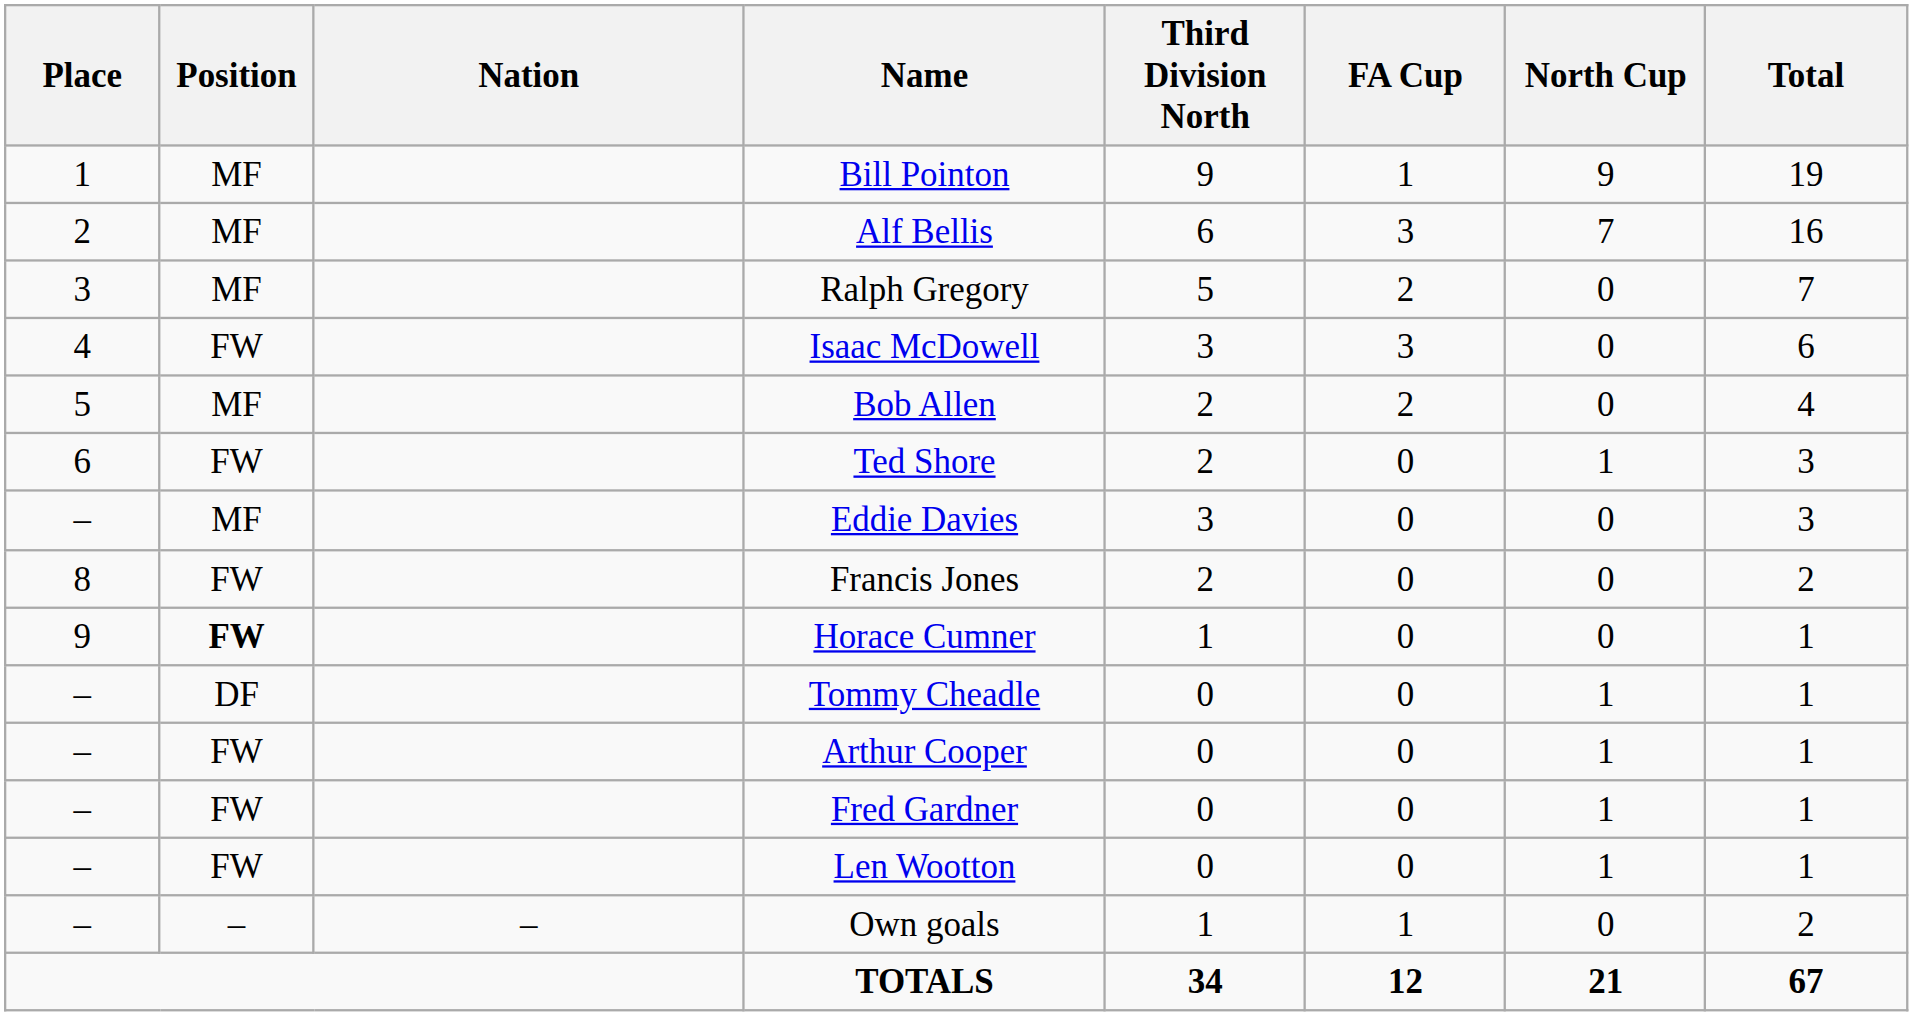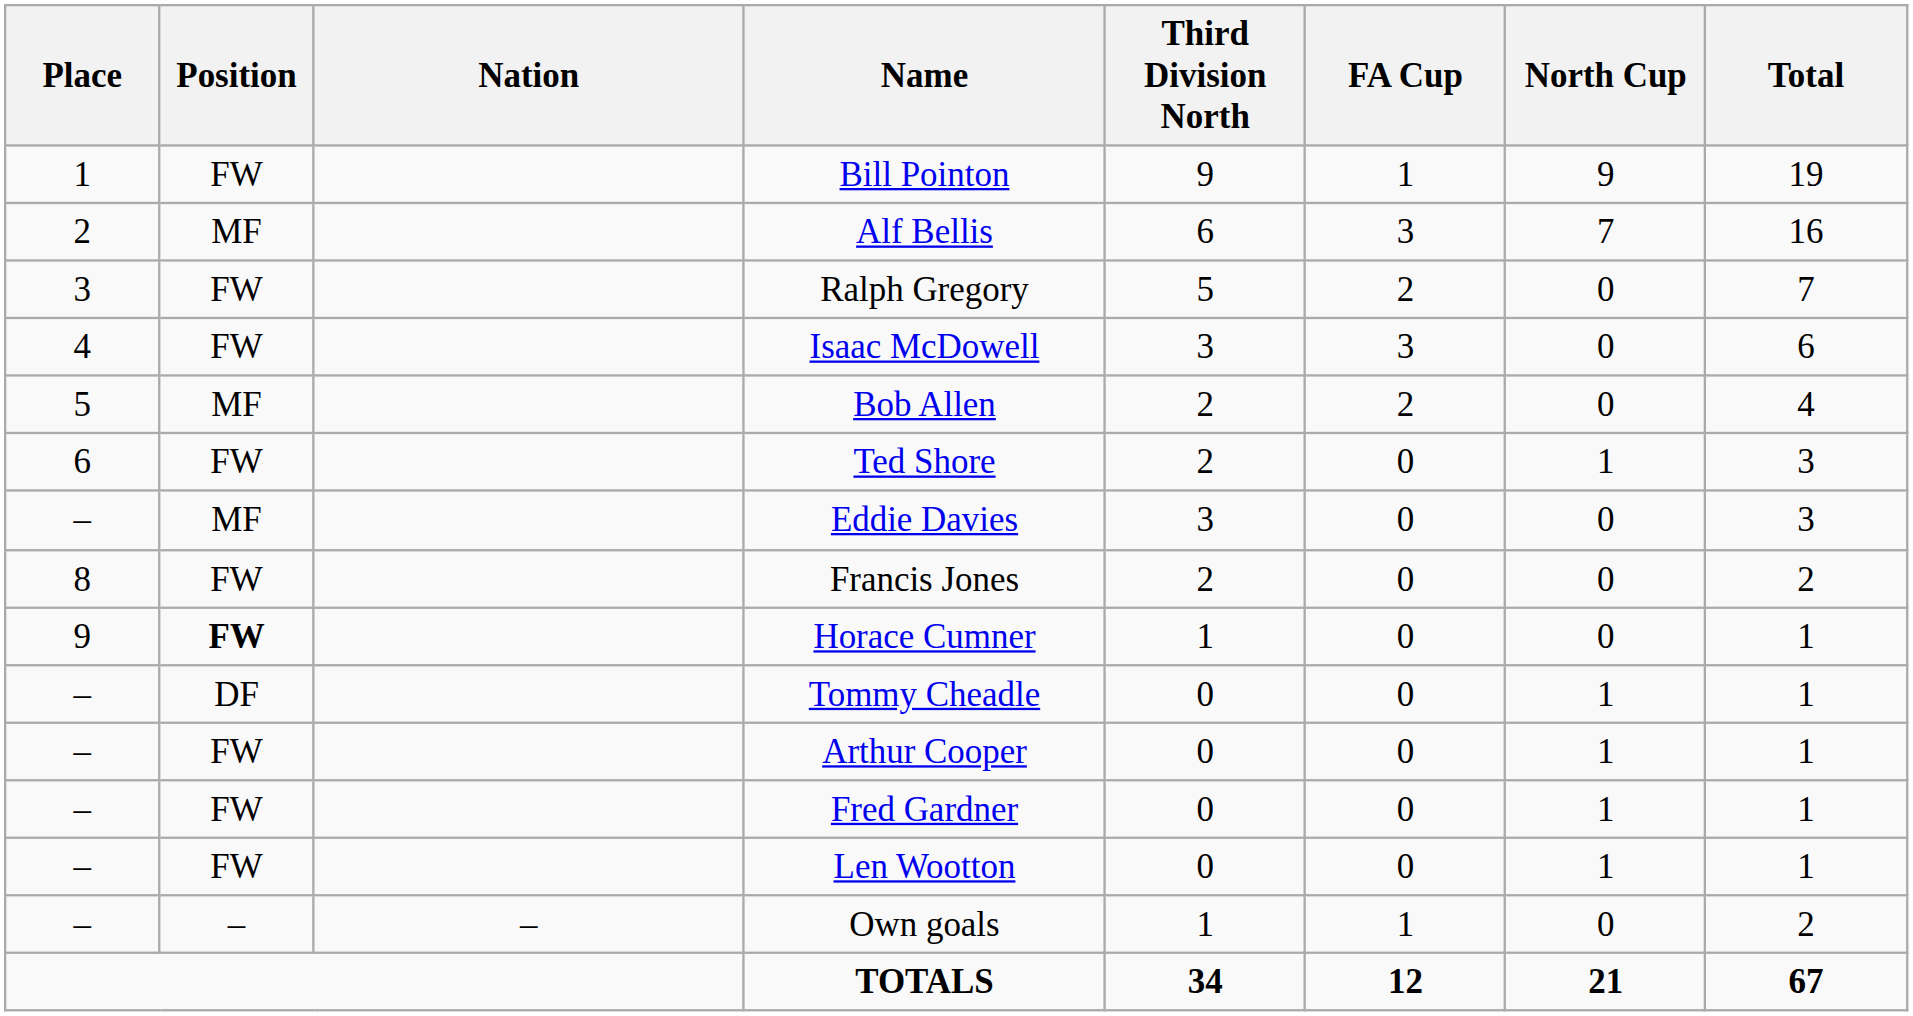(236, 173) MF -> (237, 173) FW
(236, 289) MF -> (237, 289) FW
